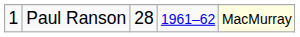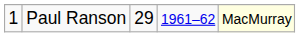(144, 18) 28 -> (144, 18) 29
